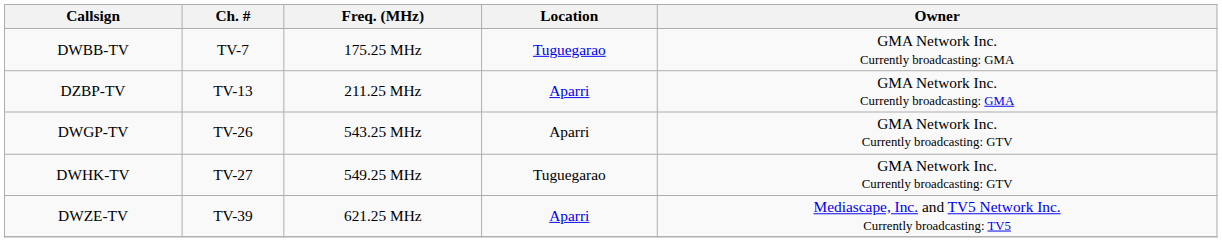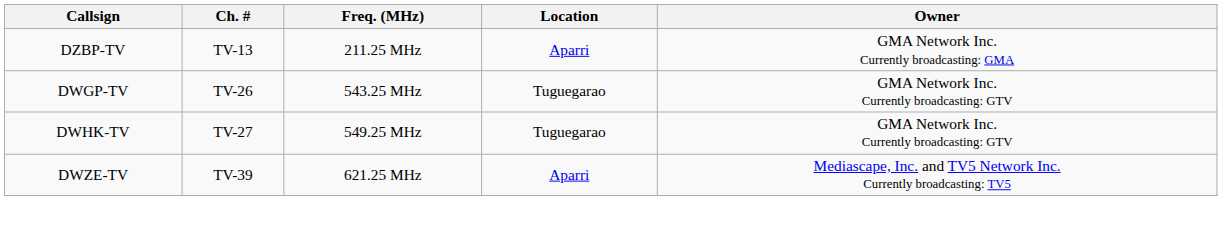- row: (93, 49)
(569, 132) Aparri -> (569, 91) Tuguegarao
